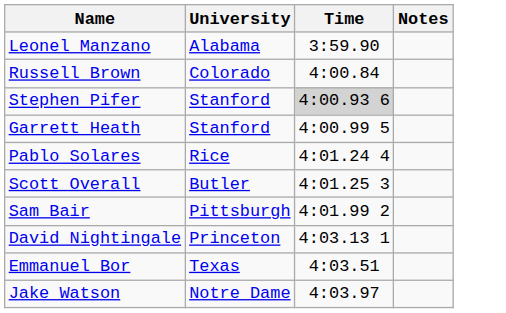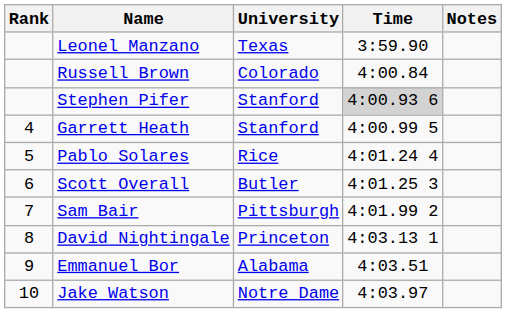+ column: (29, 18)
(225, 46) Alabama -> (263, 46) Texas
(214, 266) Texas -> (273, 266) Alabama
